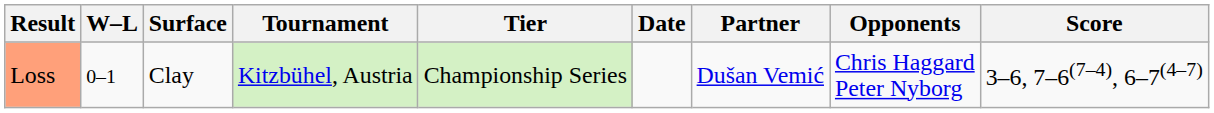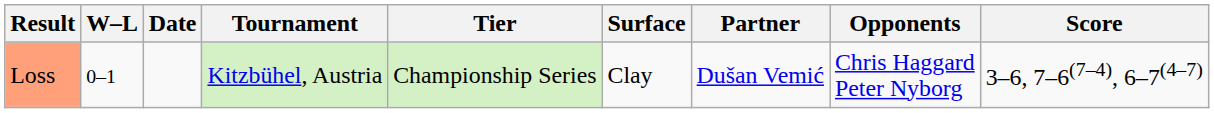columns swapped: (662, 23) <-> (188, 23)
